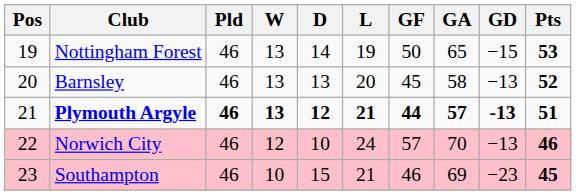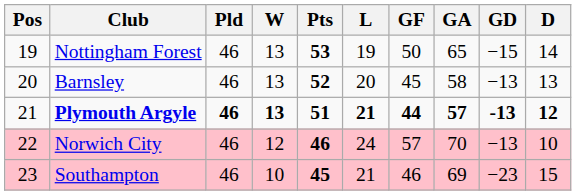columns swapped: (320, 19) <-> (548, 19)
